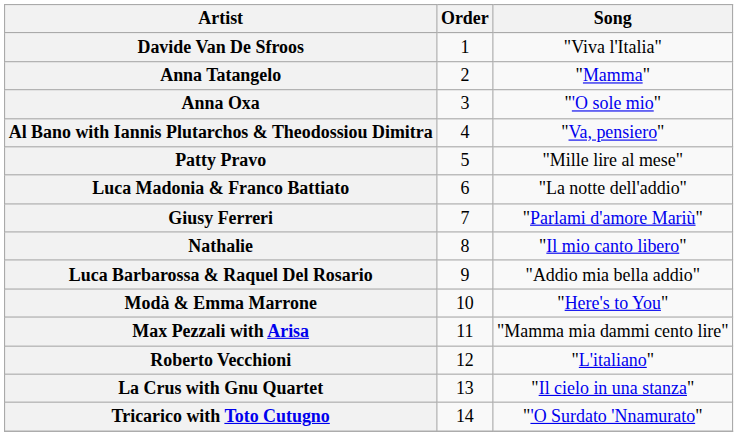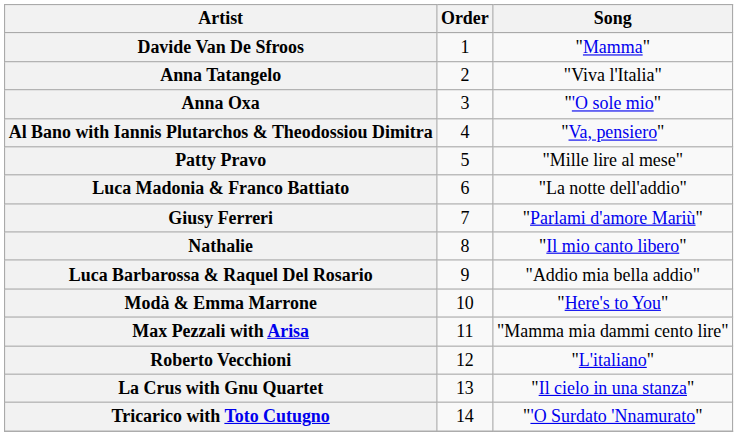(613, 47) "Viva l'Italia" -> (613, 47) "Mamma"
(613, 75) "Mamma" -> (613, 75) "Viva l'Italia"
